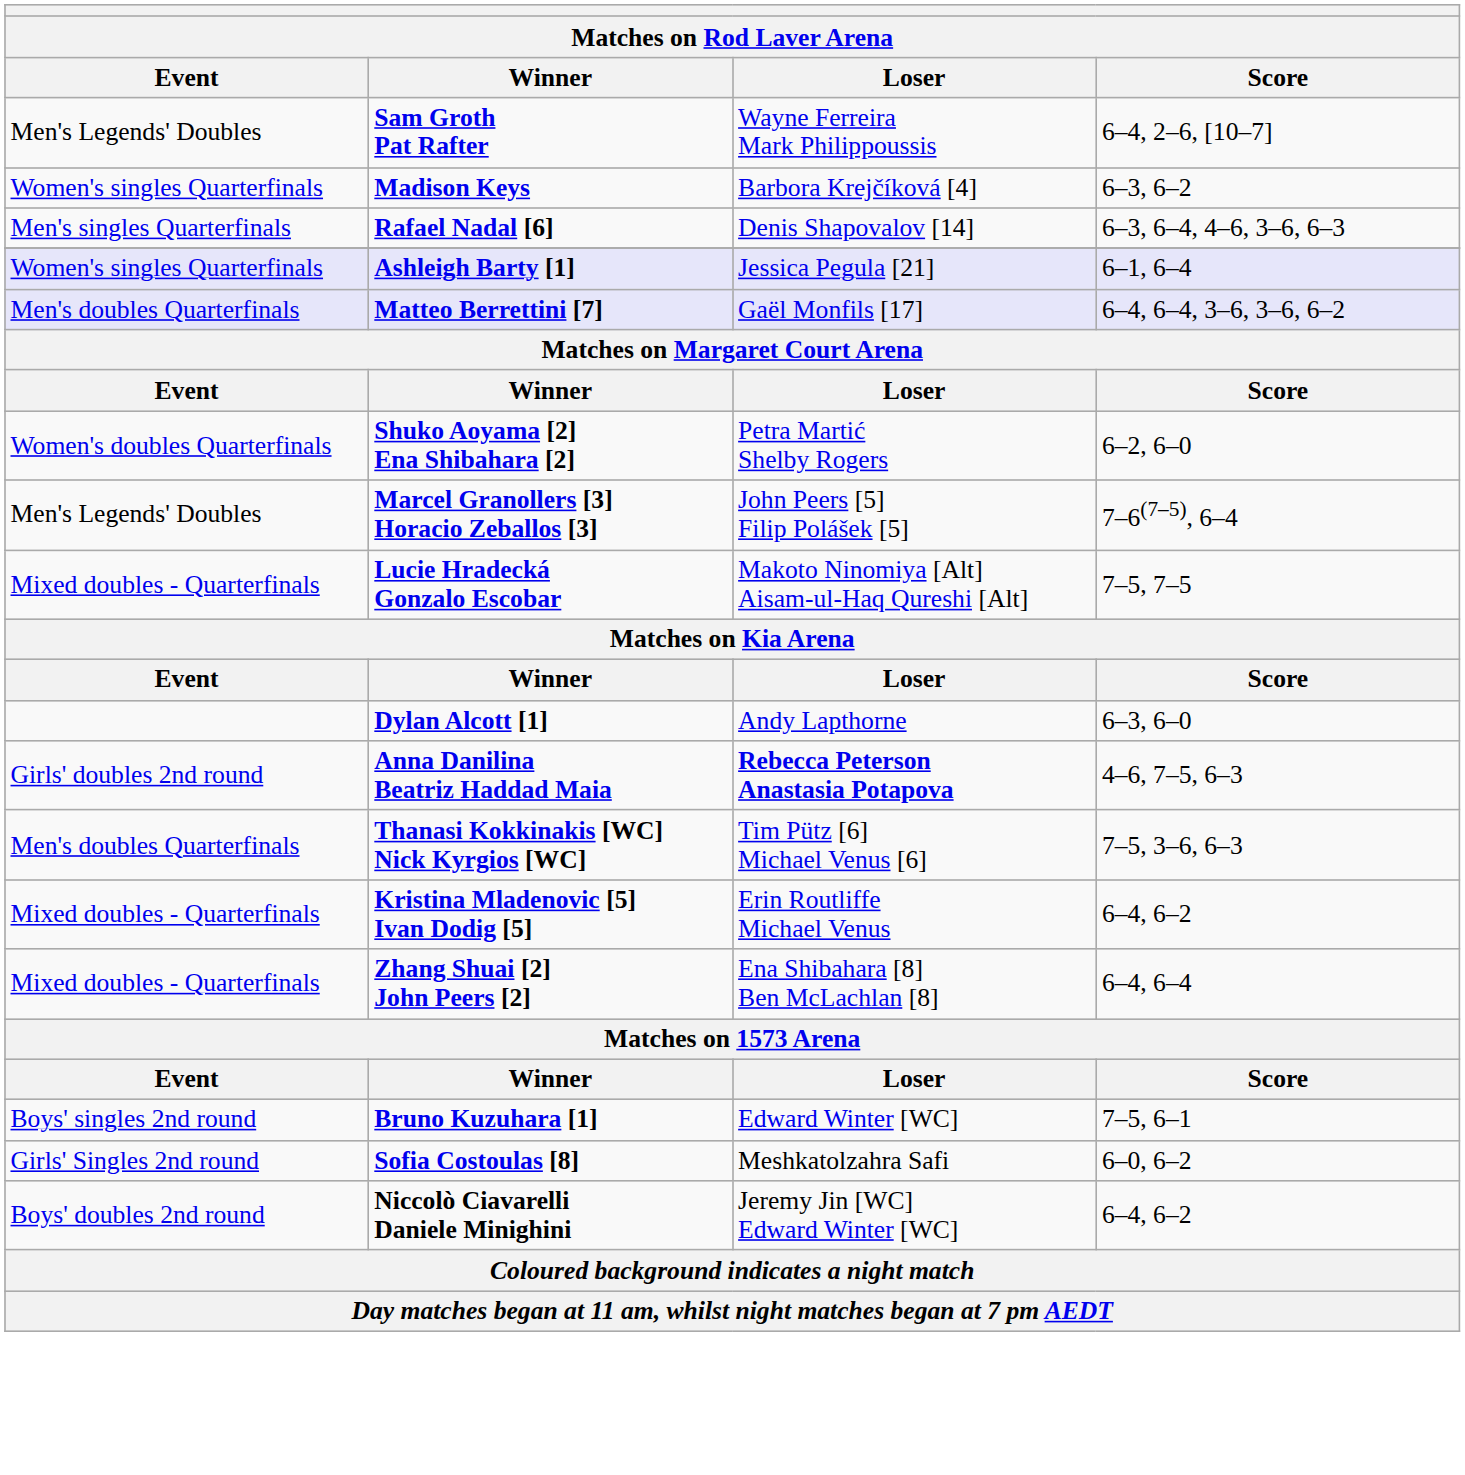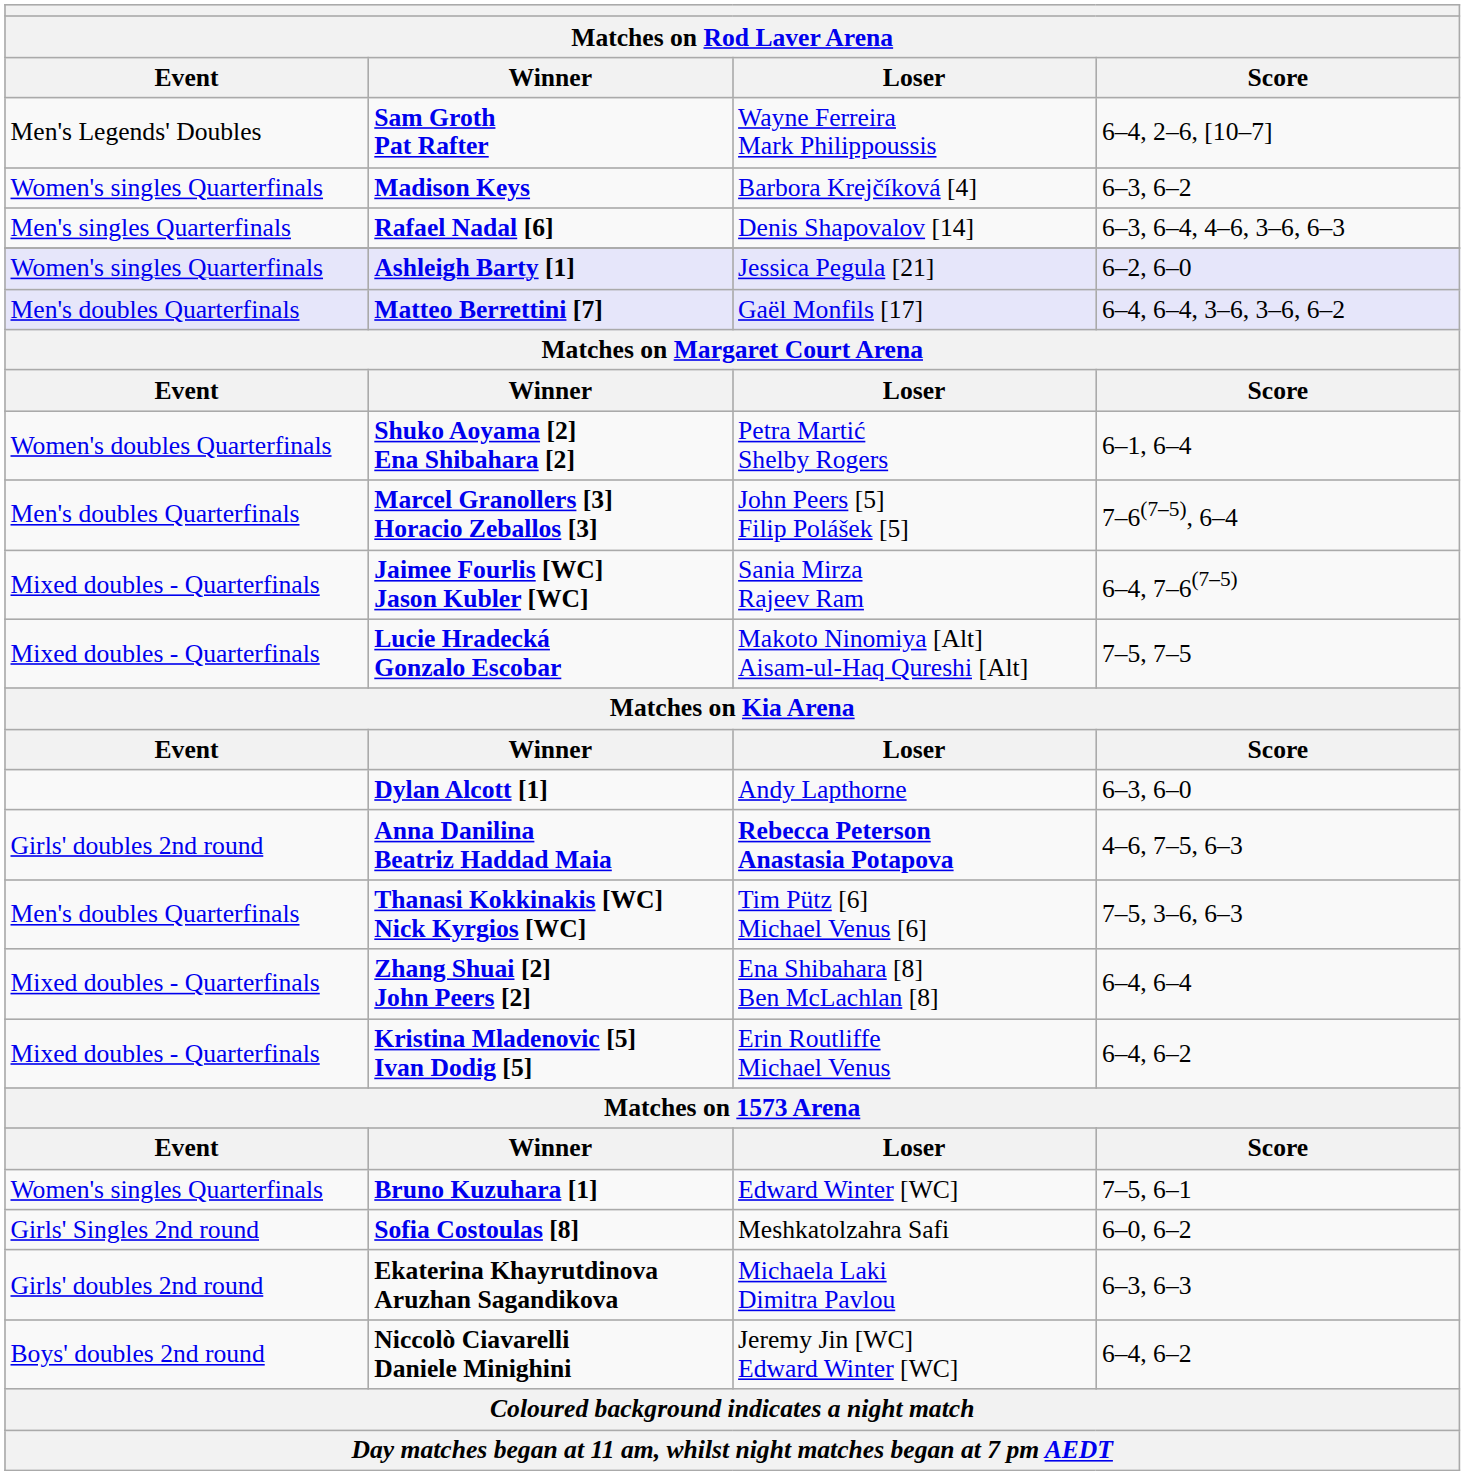(1147, 268) 6–1, 6–4 -> (1147, 268) 6–2, 6–0
(1147, 445) 6–2, 6–0 -> (1147, 445) 6–1, 6–4
(136, 514) Men's Legends' Doubles -> (155, 514) Men's doubles Quarterfinals
+ row: (489, 584)
rows swapped: (463, 983) <-> (505, 914)
(133, 1119) Boys' singles 2nd round -> (167, 1188) Women's singles Quarterfinals
+ row: (516, 1284)
